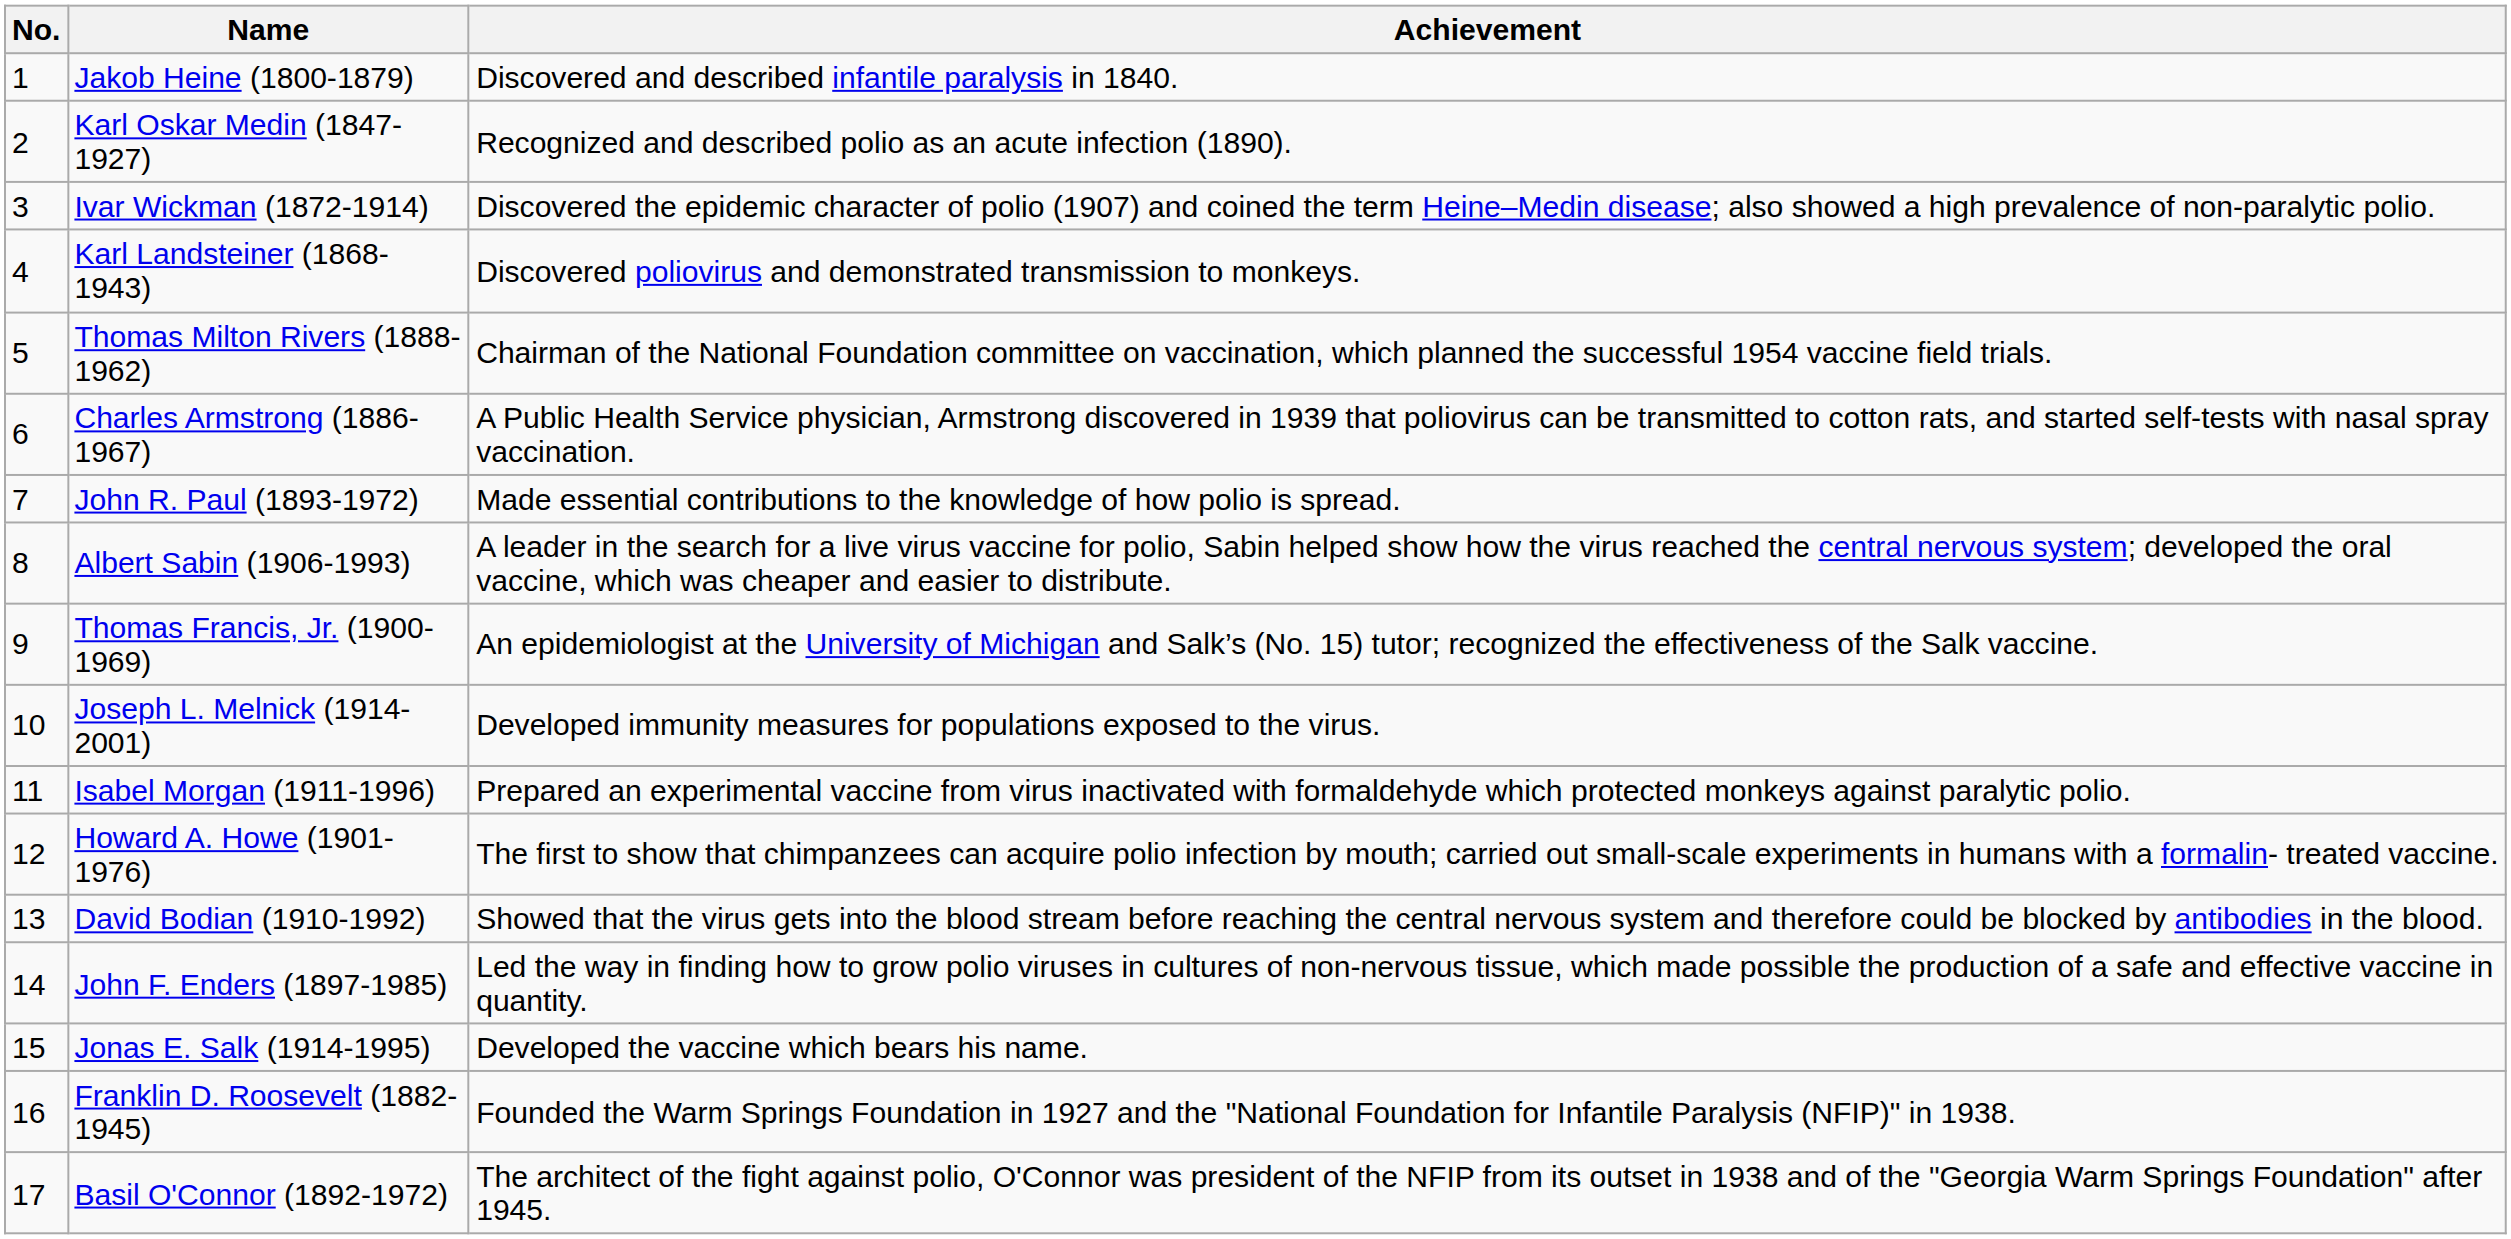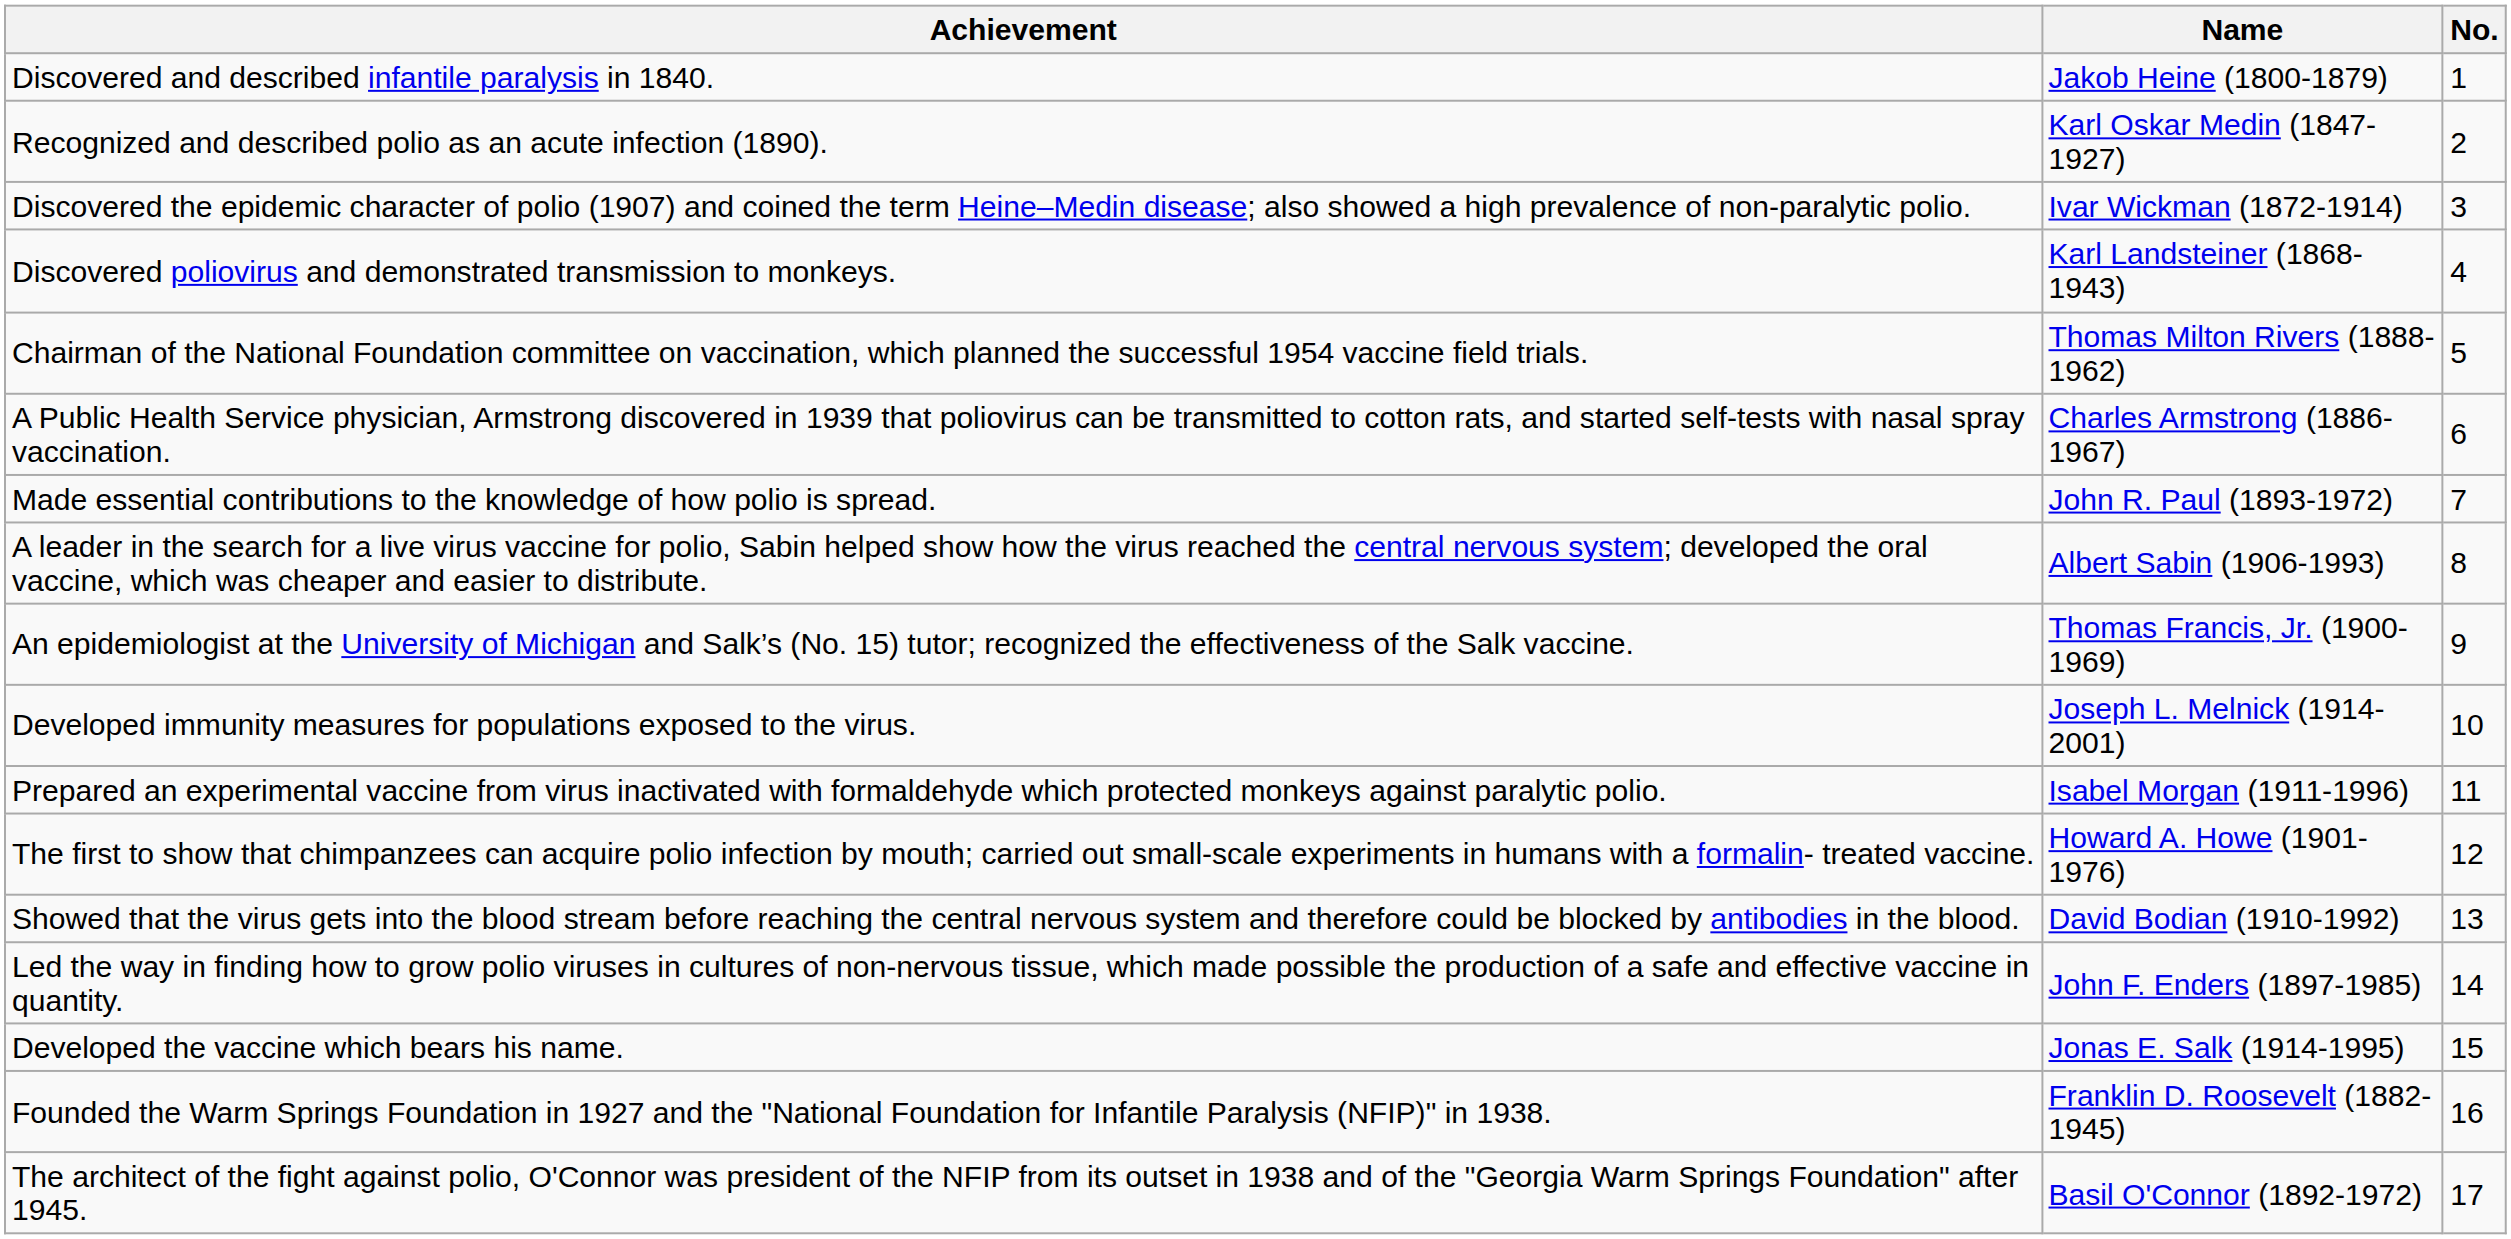columns swapped: (36, 30) <-> (1487, 30)
